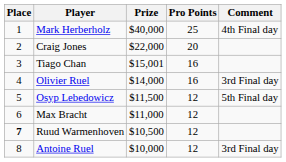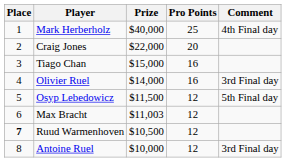(146, 64) $15,001 -> (146, 64) $15,000
(146, 115) $11,000 -> (146, 115) $11,003
